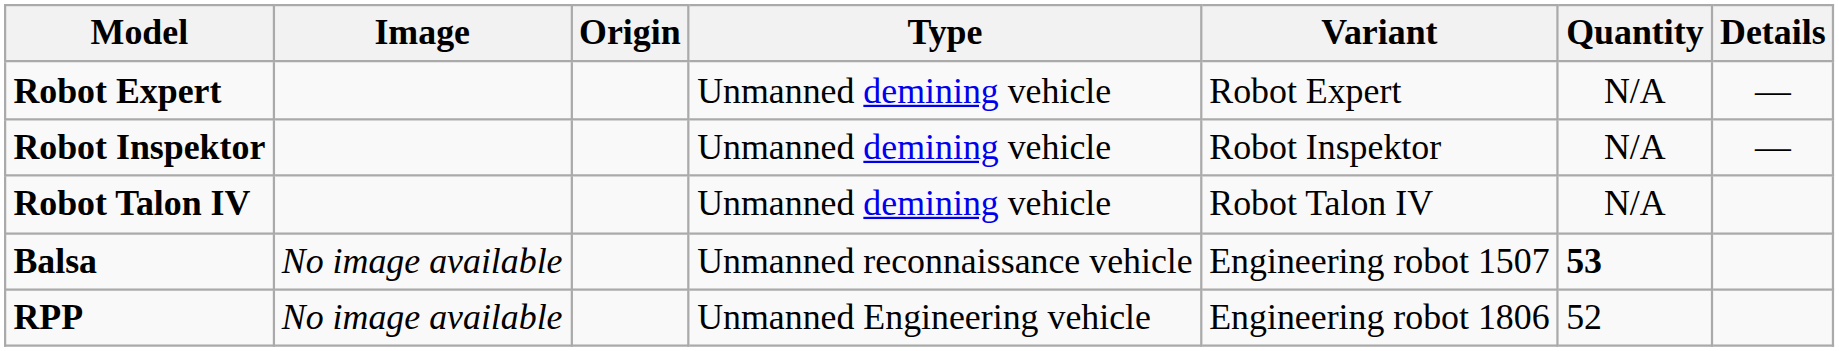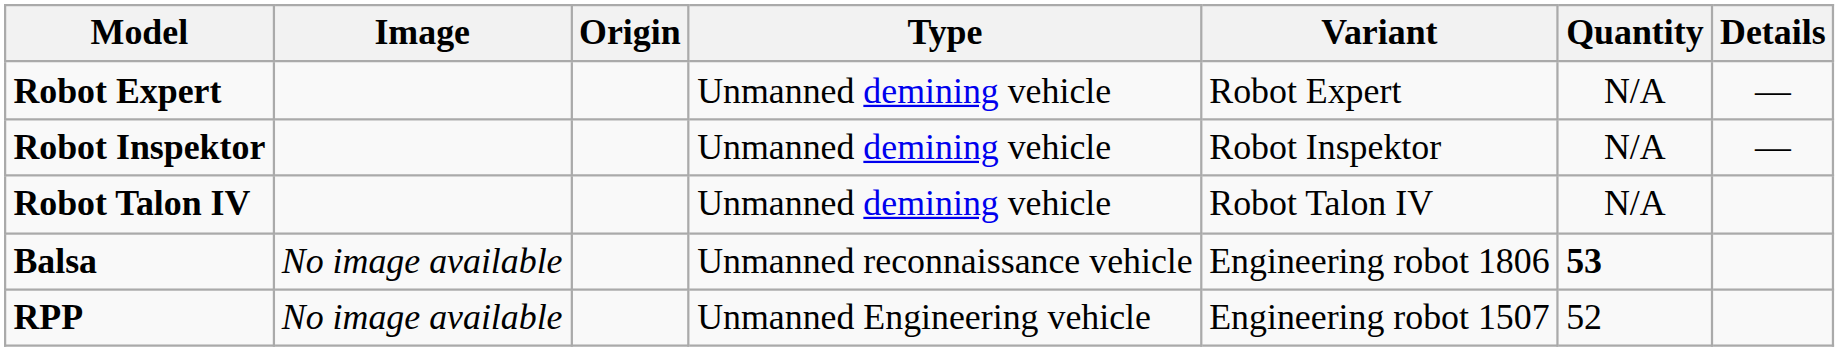(1379, 260) Engineering robot 1507 -> (1379, 260) Engineering robot 1806
(1379, 317) Engineering robot 1806 -> (1379, 317) Engineering robot 1507
